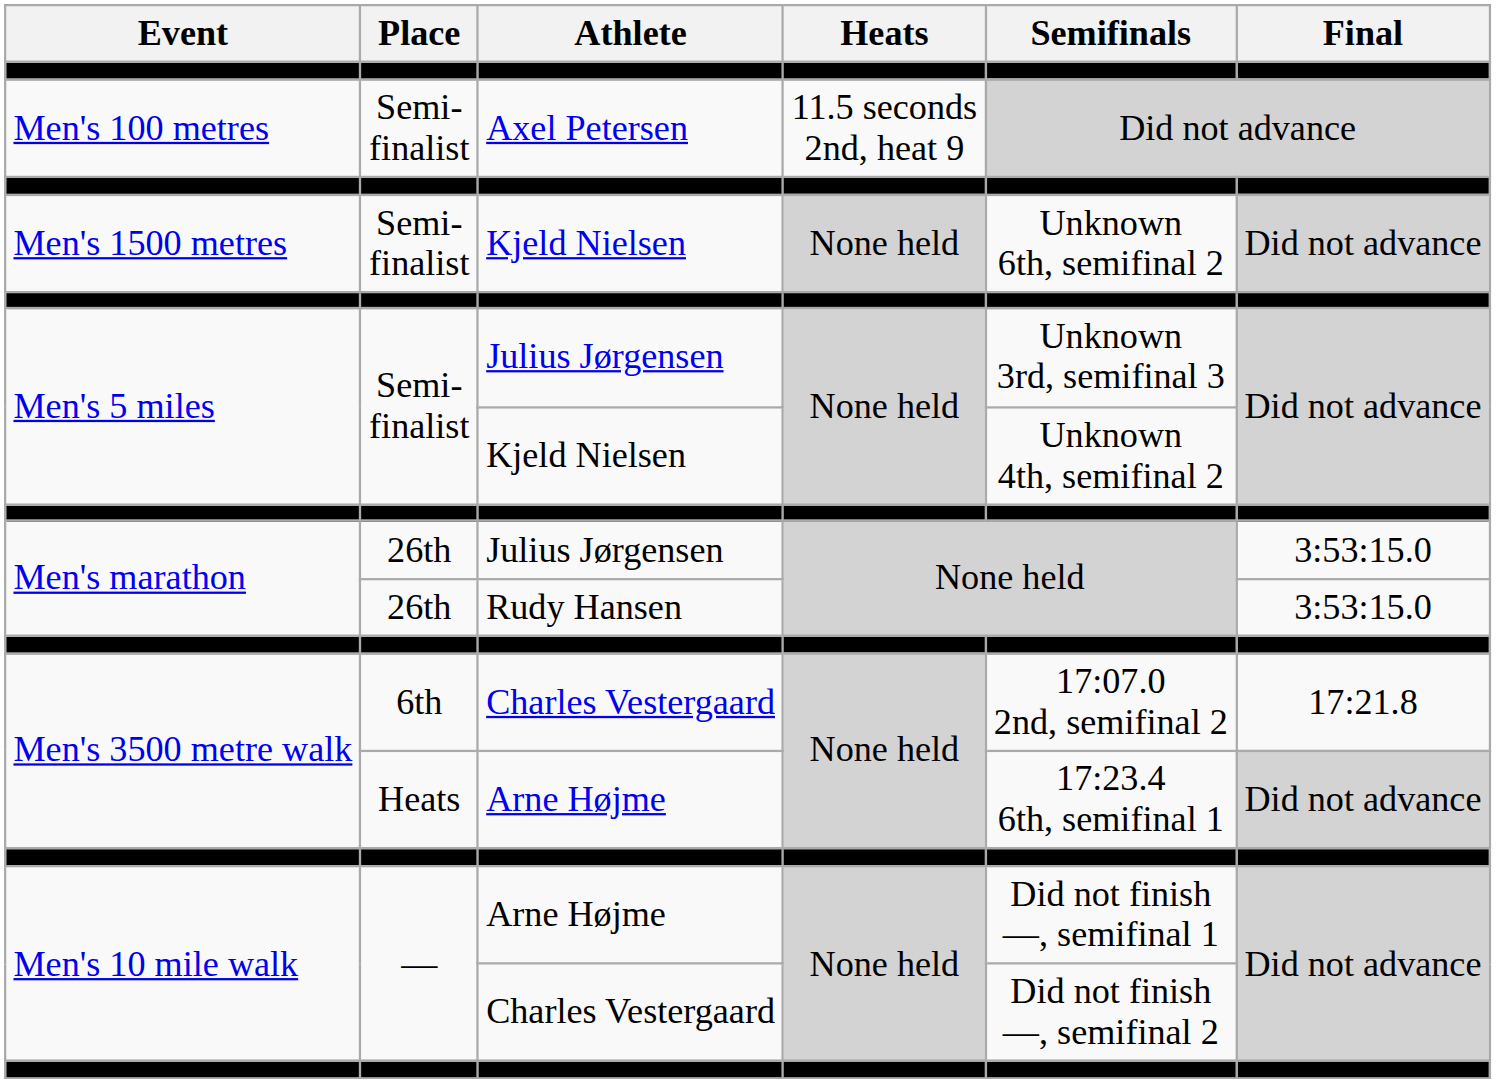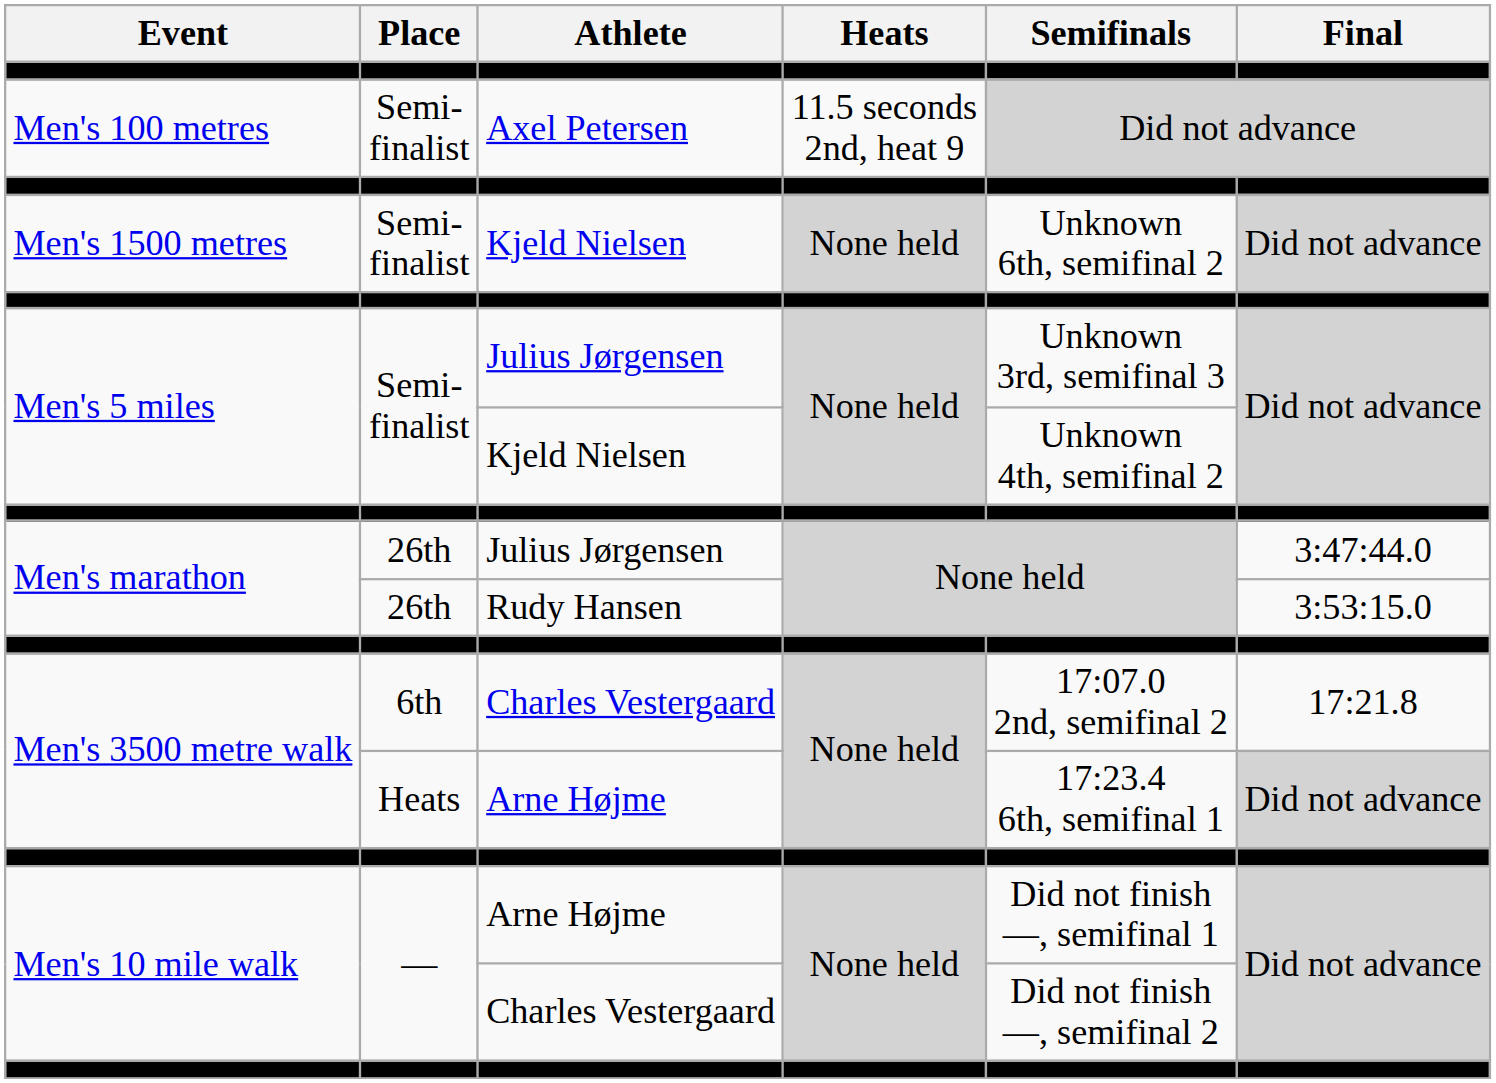(1363, 549) 3:53:15.0 -> (1363, 549) 3:47:44.0
